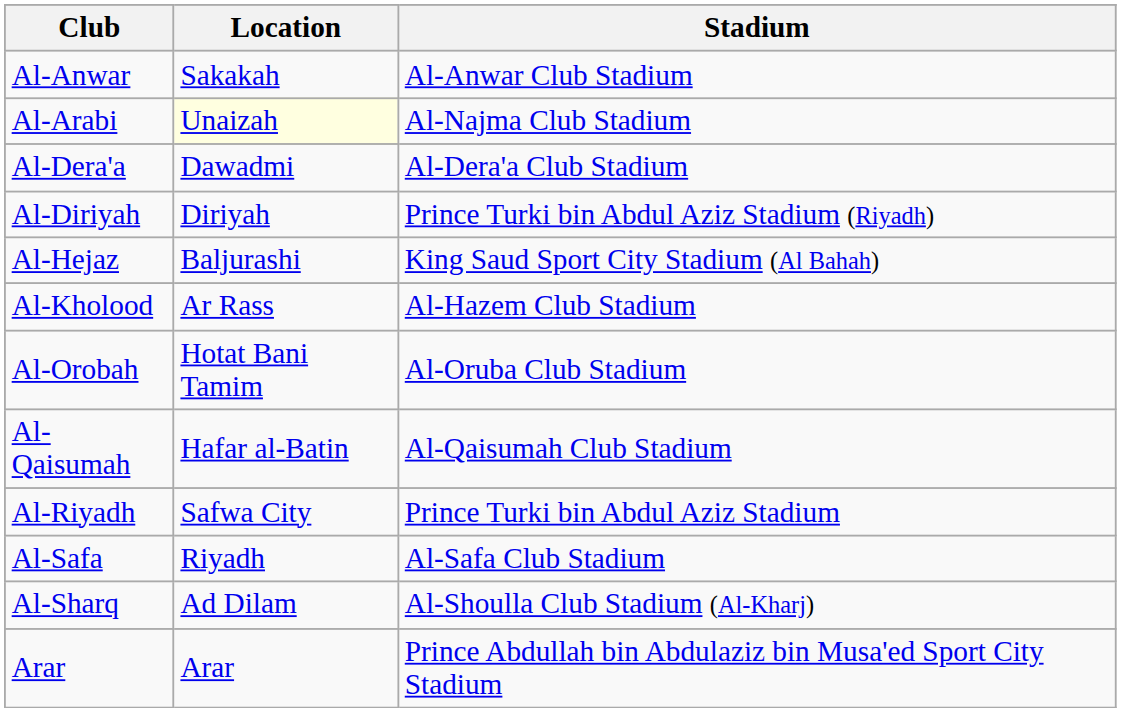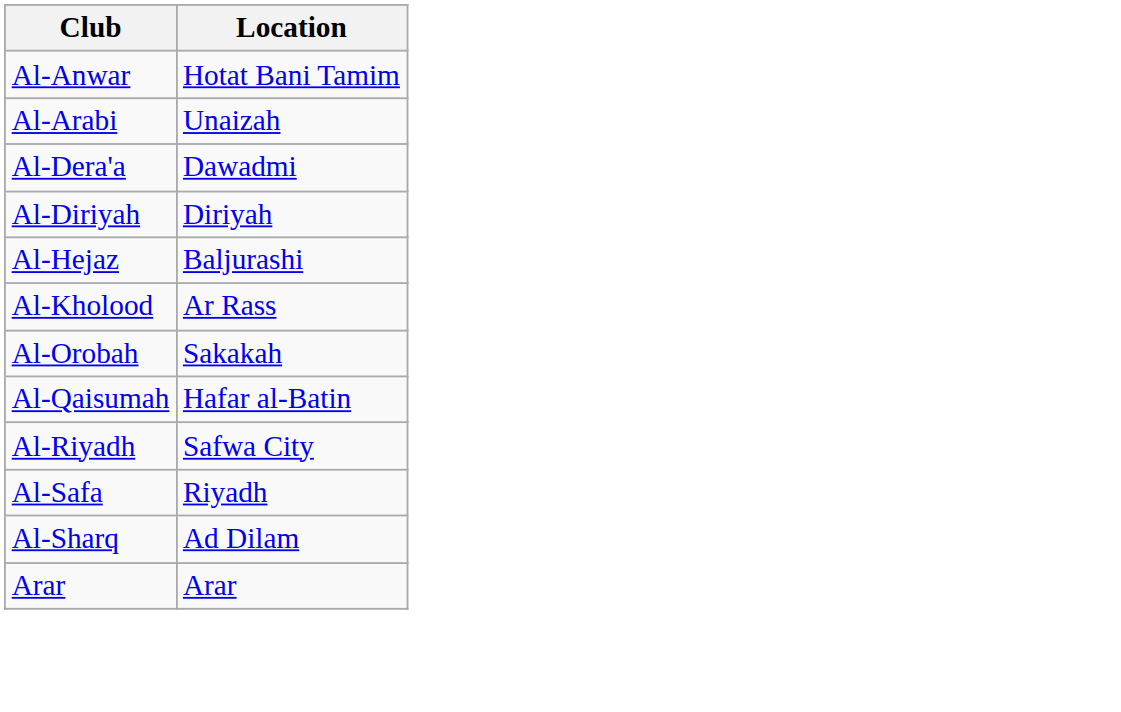- column: (757, 27)
(230, 74) Sakakah -> (291, 74) Hotat Bani Tamim
(229, 120) lightyellow background -> (232, 120) no background
(244, 369) Hotat Bani Tamim -> (233, 352) Sakakah
